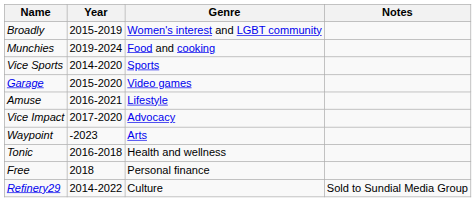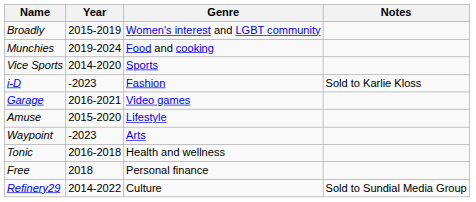+ row: (14, 83)
(96, 83) 2015-2020 -> (95, 100) 2016-2021
(96, 100) 2016-2021 -> (95, 118) 2015-2020
- row: (36, 118)
